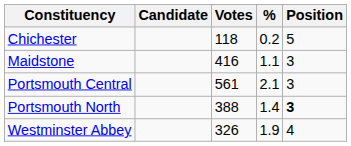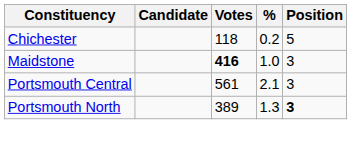(227, 61) normal -> (227, 61) bold
(270, 61) 1.1 -> (270, 61) 1.0
(227, 107) 388 -> (227, 107) 389
(270, 107) 1.4 -> (270, 107) 1.3
- row: (70, 130)
